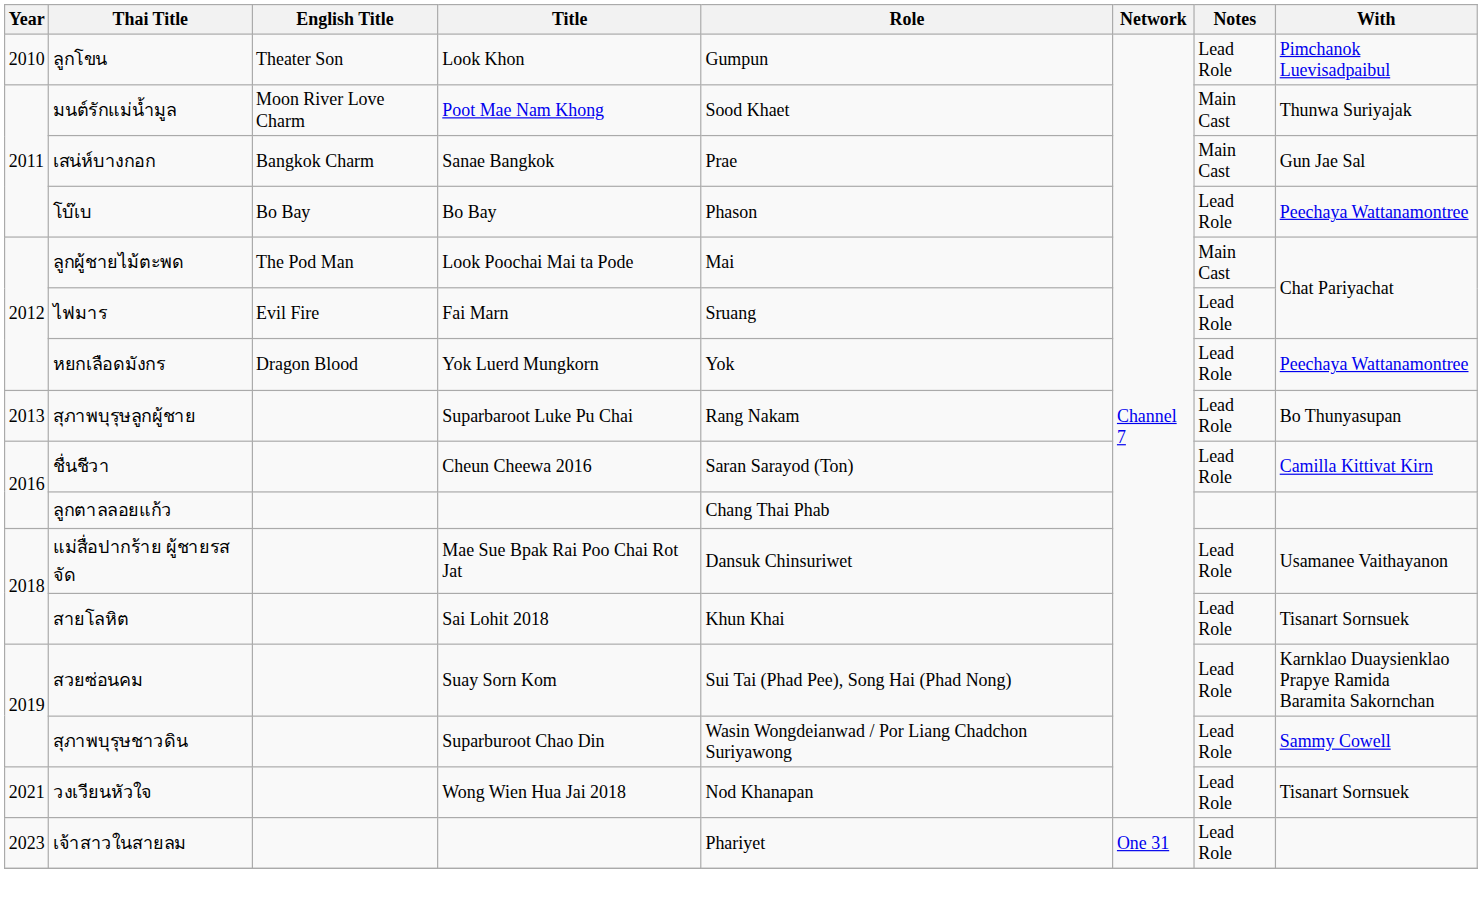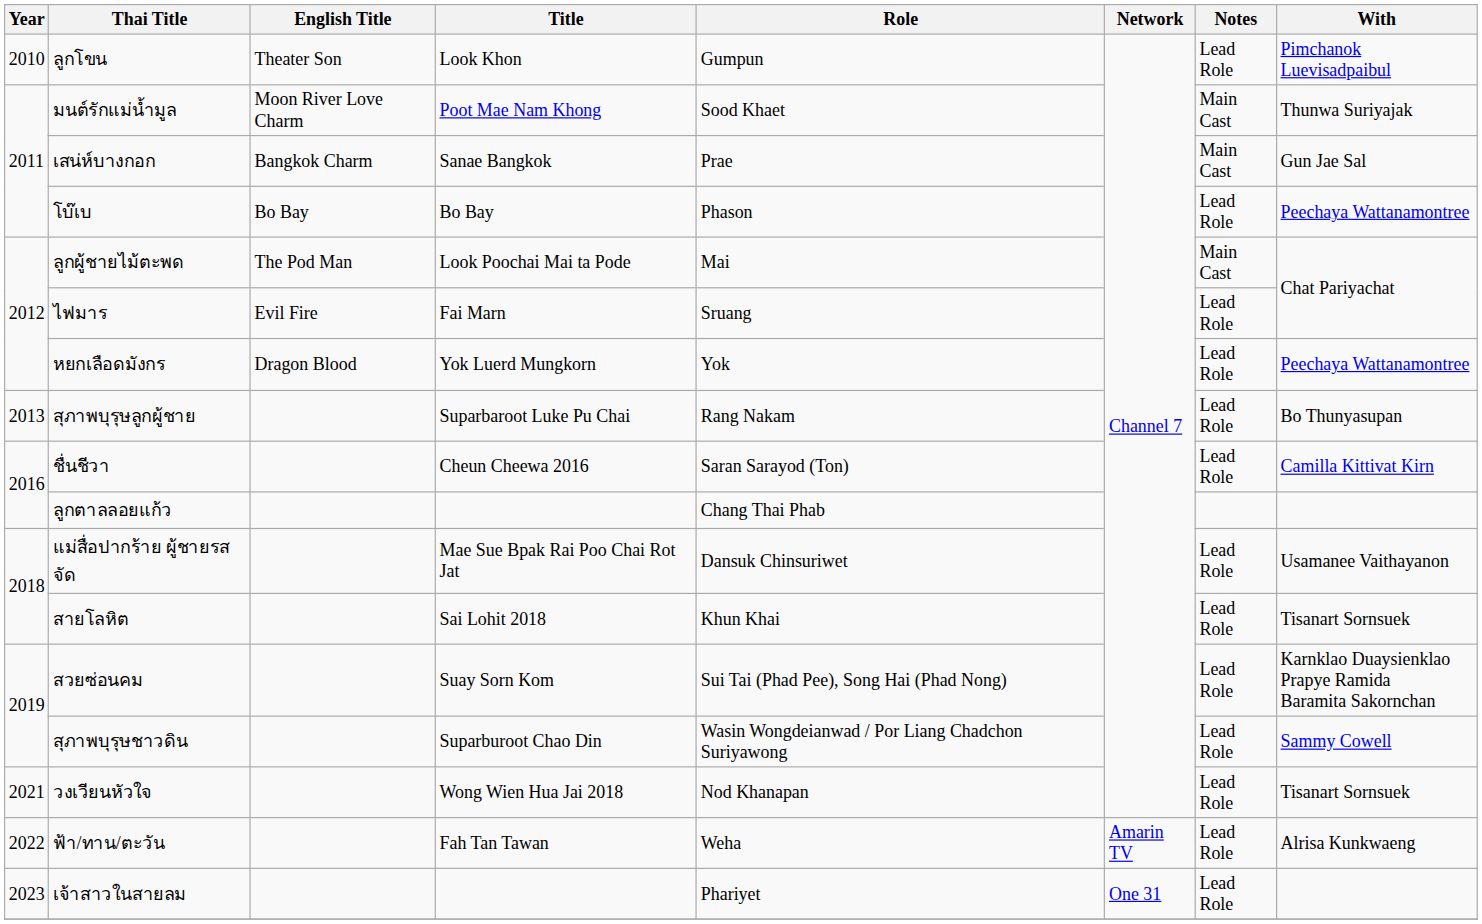+ row: (109, 843)
